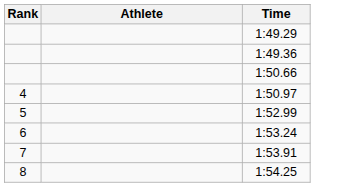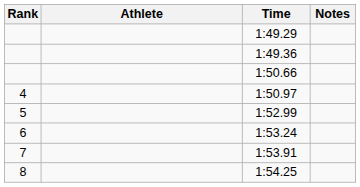+ column: (333, 14)
